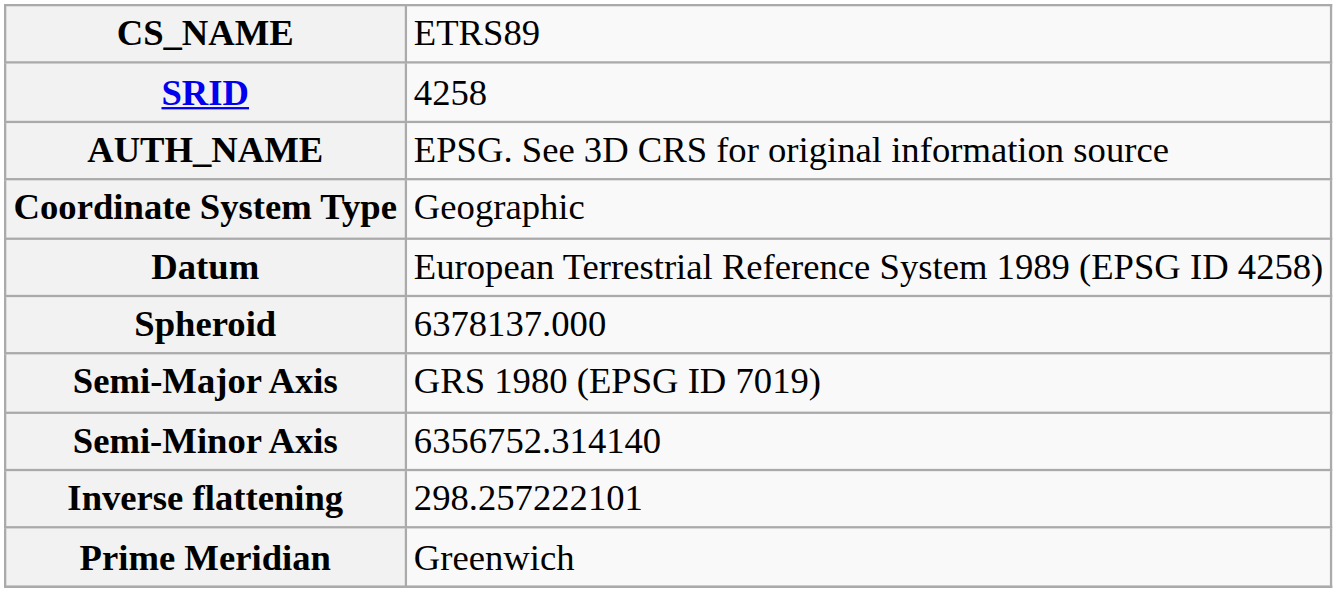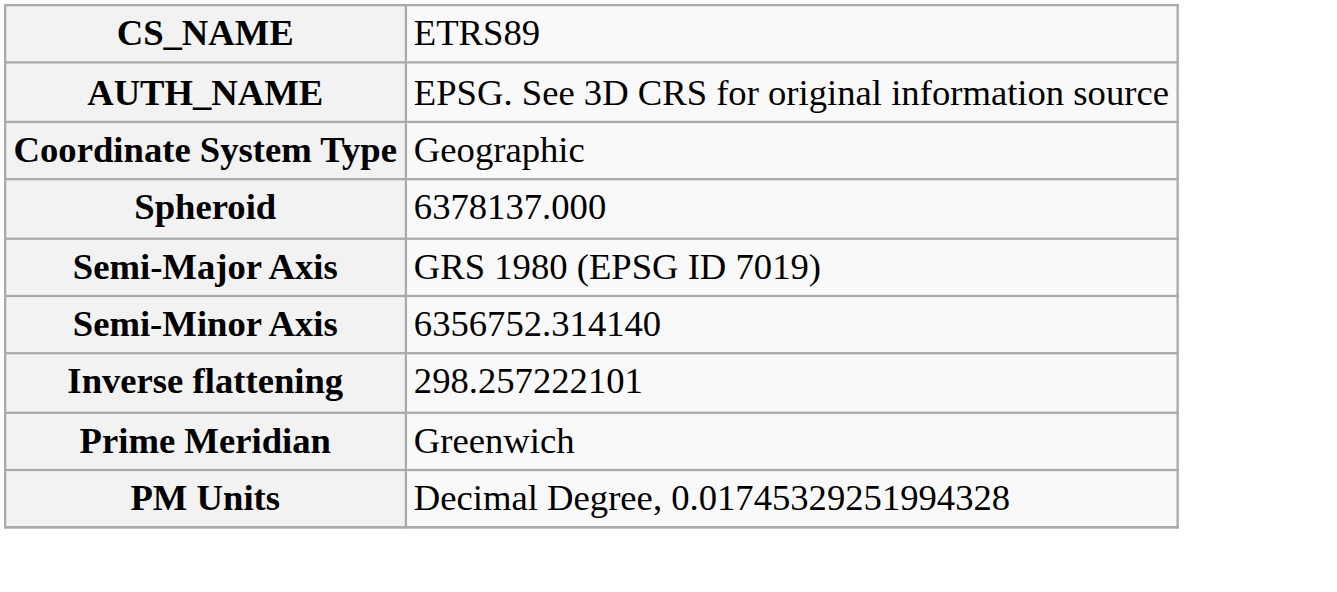- row: (205, 91)
- row: (205, 265)
+ row: (205, 498)
